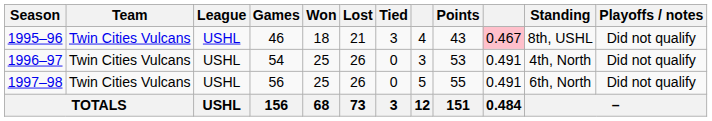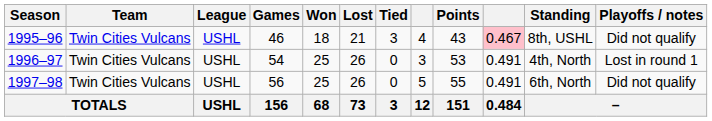(651, 60) Did not qualify -> (651, 60) Lost in round 1
